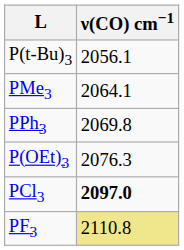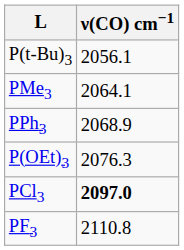(106, 125) 2069.8 -> (106, 125) 2068.9
(106, 228) khaki background -> (106, 228) no background
